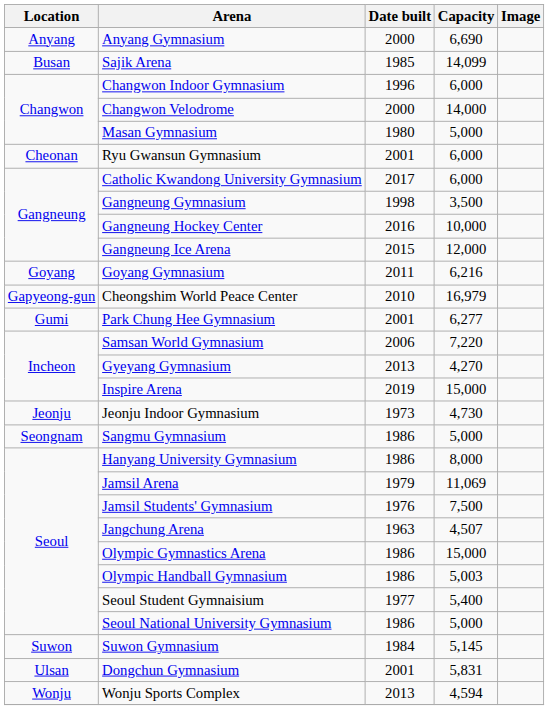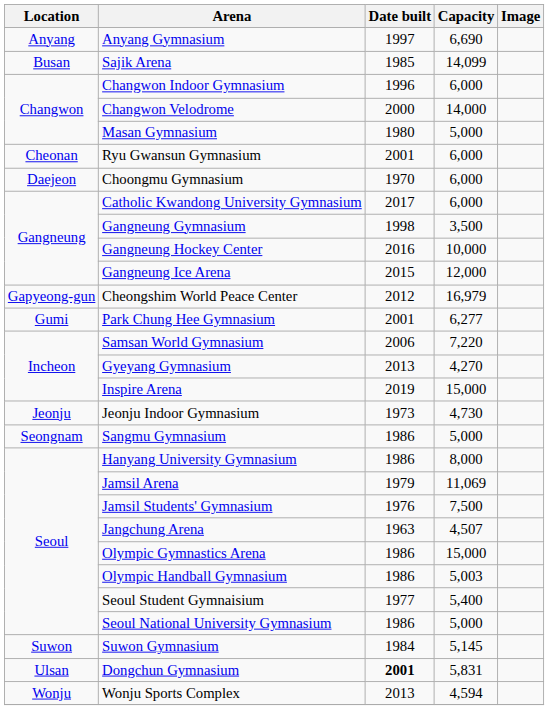(400, 39) 2000 -> (400, 39) 1997
+ row: (173, 179)
- row: (163, 272)
(400, 296) 2010 -> (400, 296) 2012
(400, 669) normal -> (400, 669) bold
